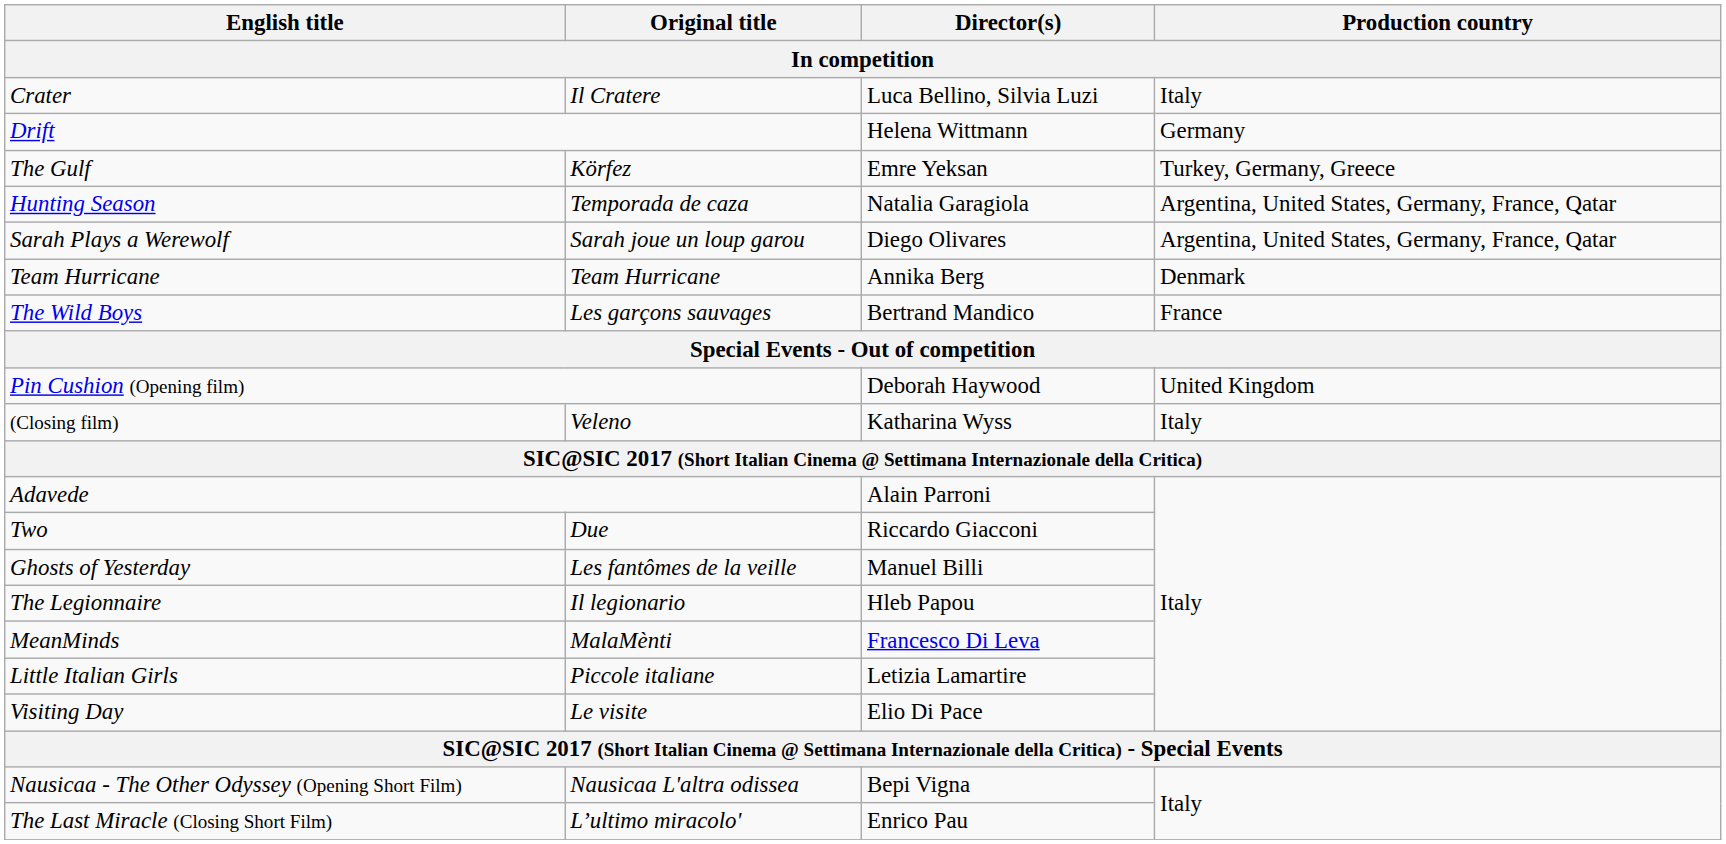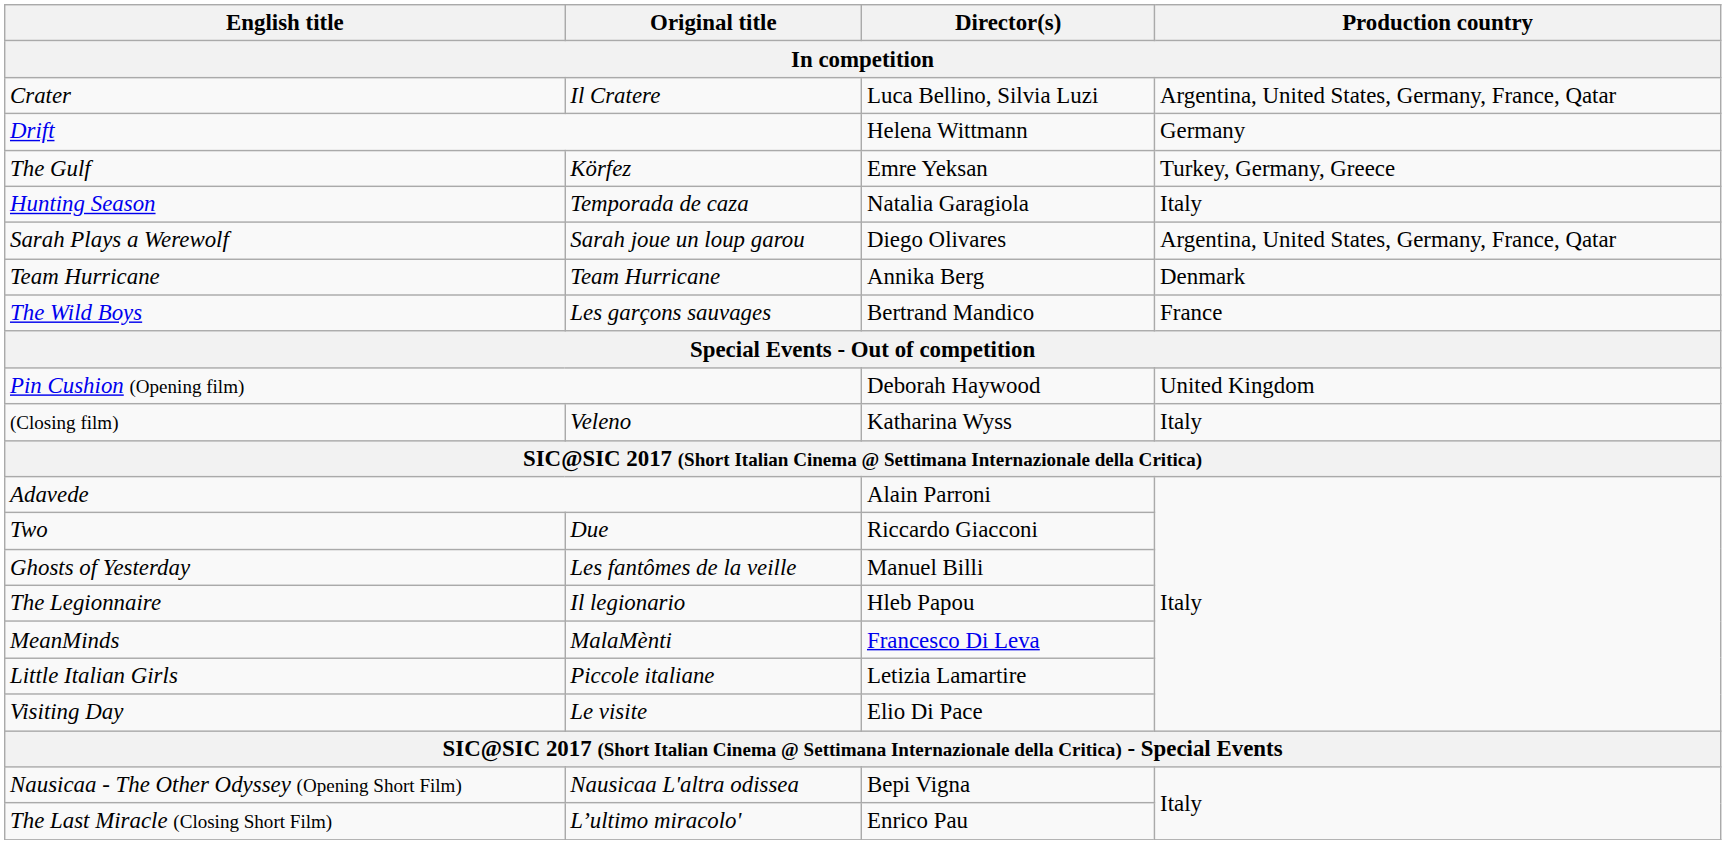(1181, 95) Italy -> (1388, 95) Argentina, United States, Germany, France, Qatar
(1388, 204) Argentina, United States, Germany, France, Qatar -> (1181, 204) Italy
